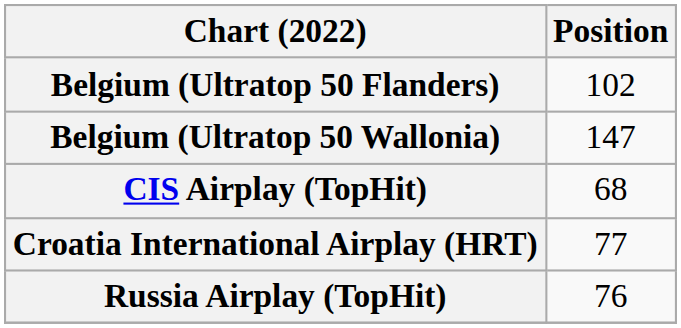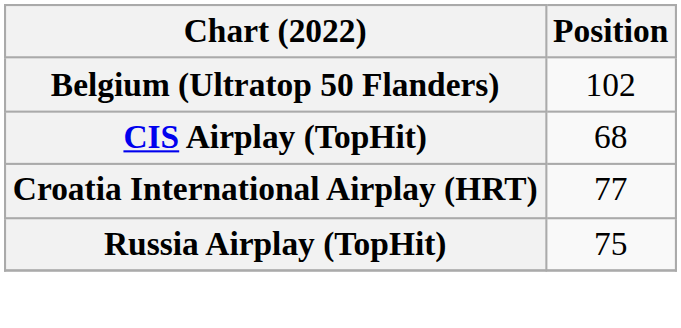- row: (275, 137)
(611, 296) 76 -> (611, 243) 75
